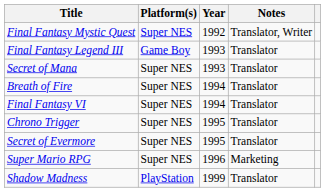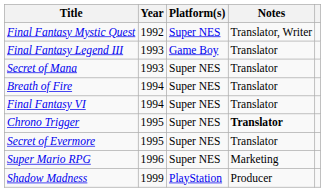columns swapped: (214, 13) <-> (169, 13)
(254, 123) normal -> (257, 123) bold
(254, 178) Translator -> (251, 178) Producer
